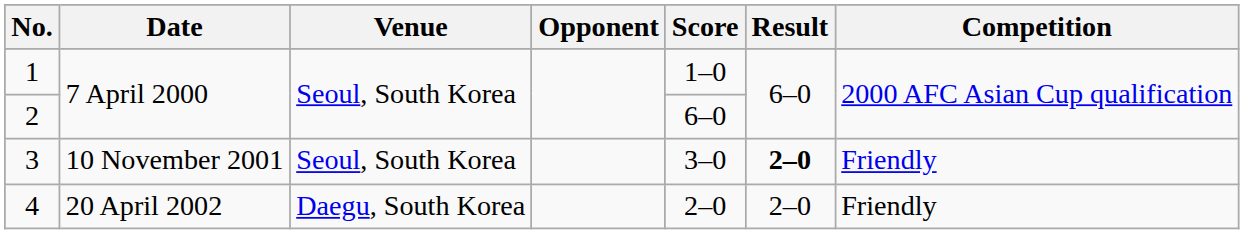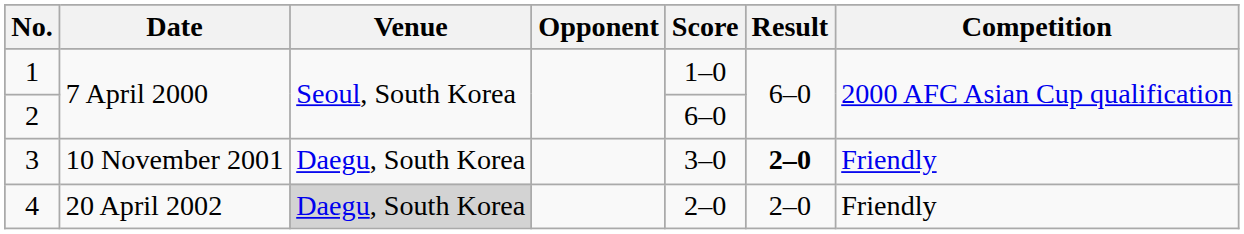(406, 160) Seoul, South Korea -> (411, 160) Daegu, South Korea
(411, 205) no background -> (411, 205) lightgrey background
